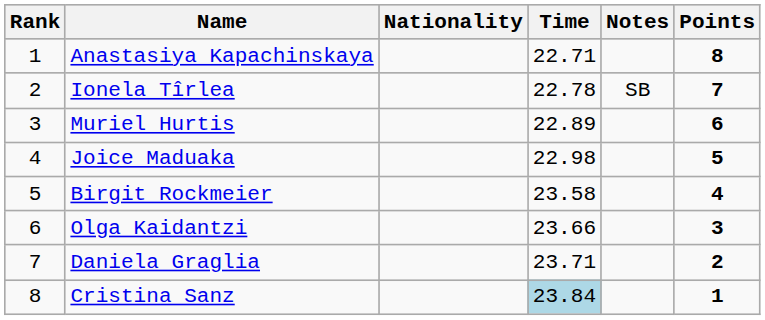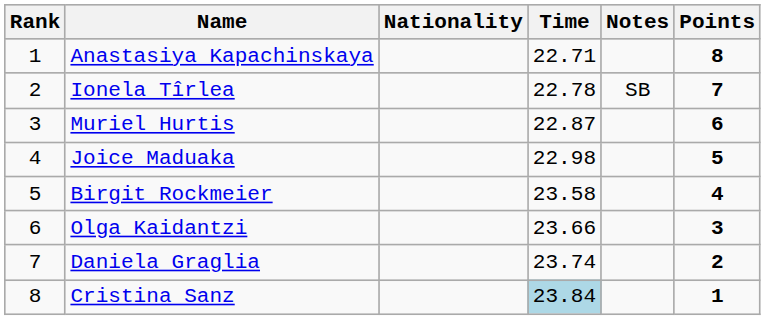(564, 125) 22.89 -> (564, 125) 22.87
(564, 262) 23.71 -> (564, 262) 23.74
